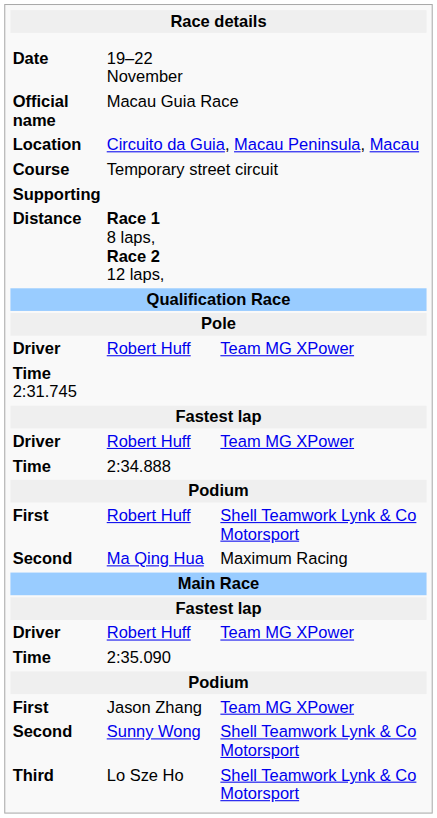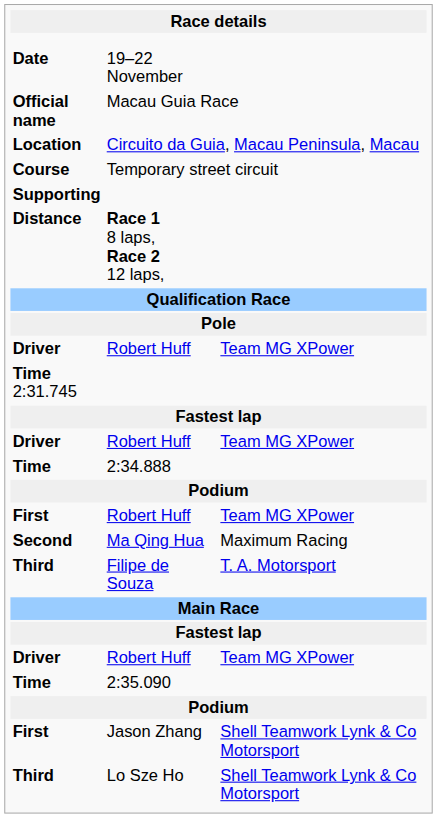(318, 525) Shell Teamwork Lynk & Co Motorsport -> (287, 516) Team MG XPower
+ row: (33, 565)
(287, 707) Team MG XPower -> (318, 741) Shell Teamwork Lynk & Co Motorsport
- row: (42, 732)
